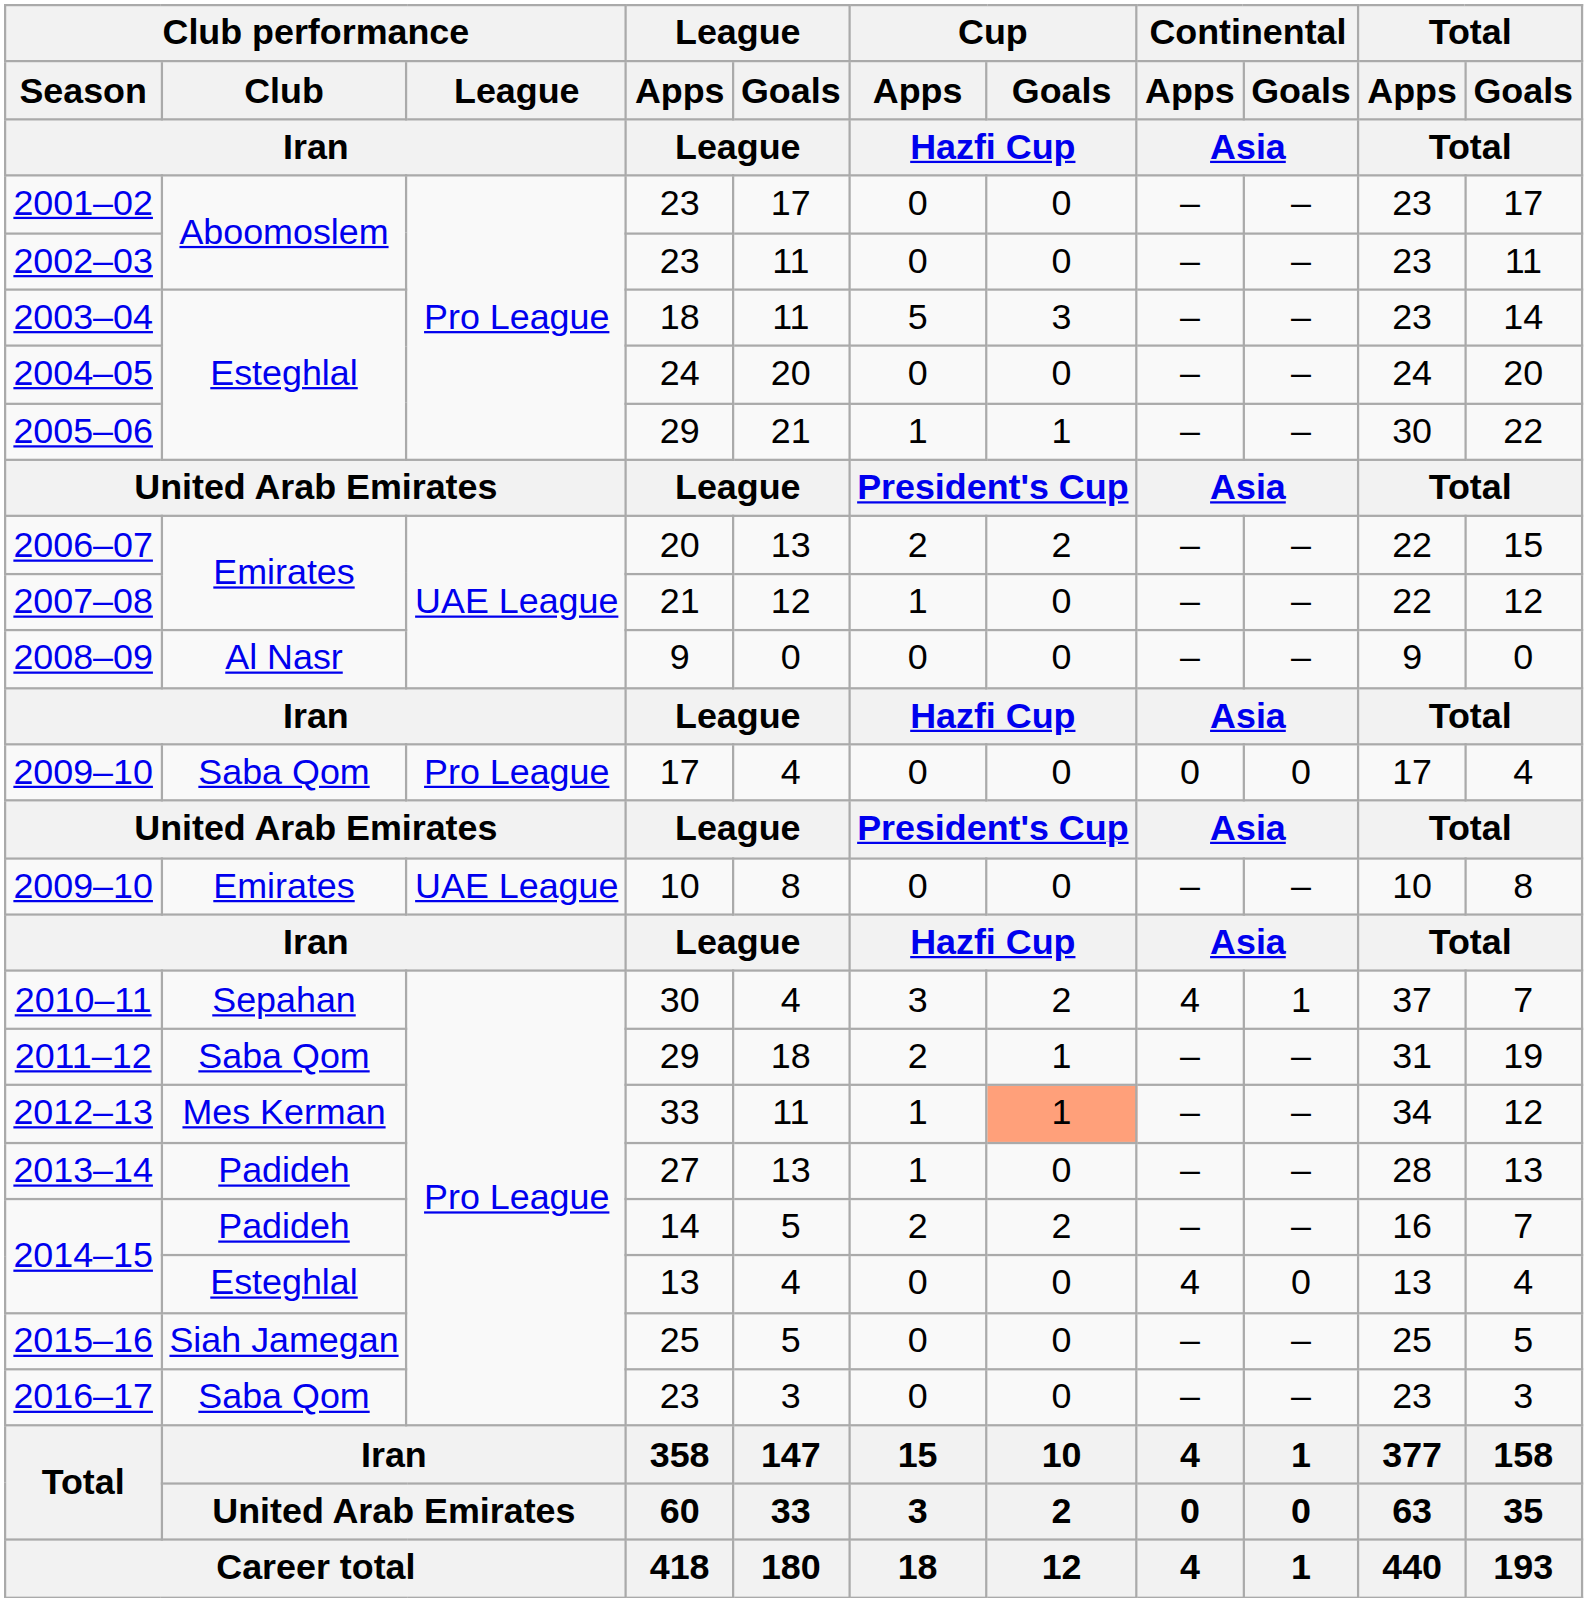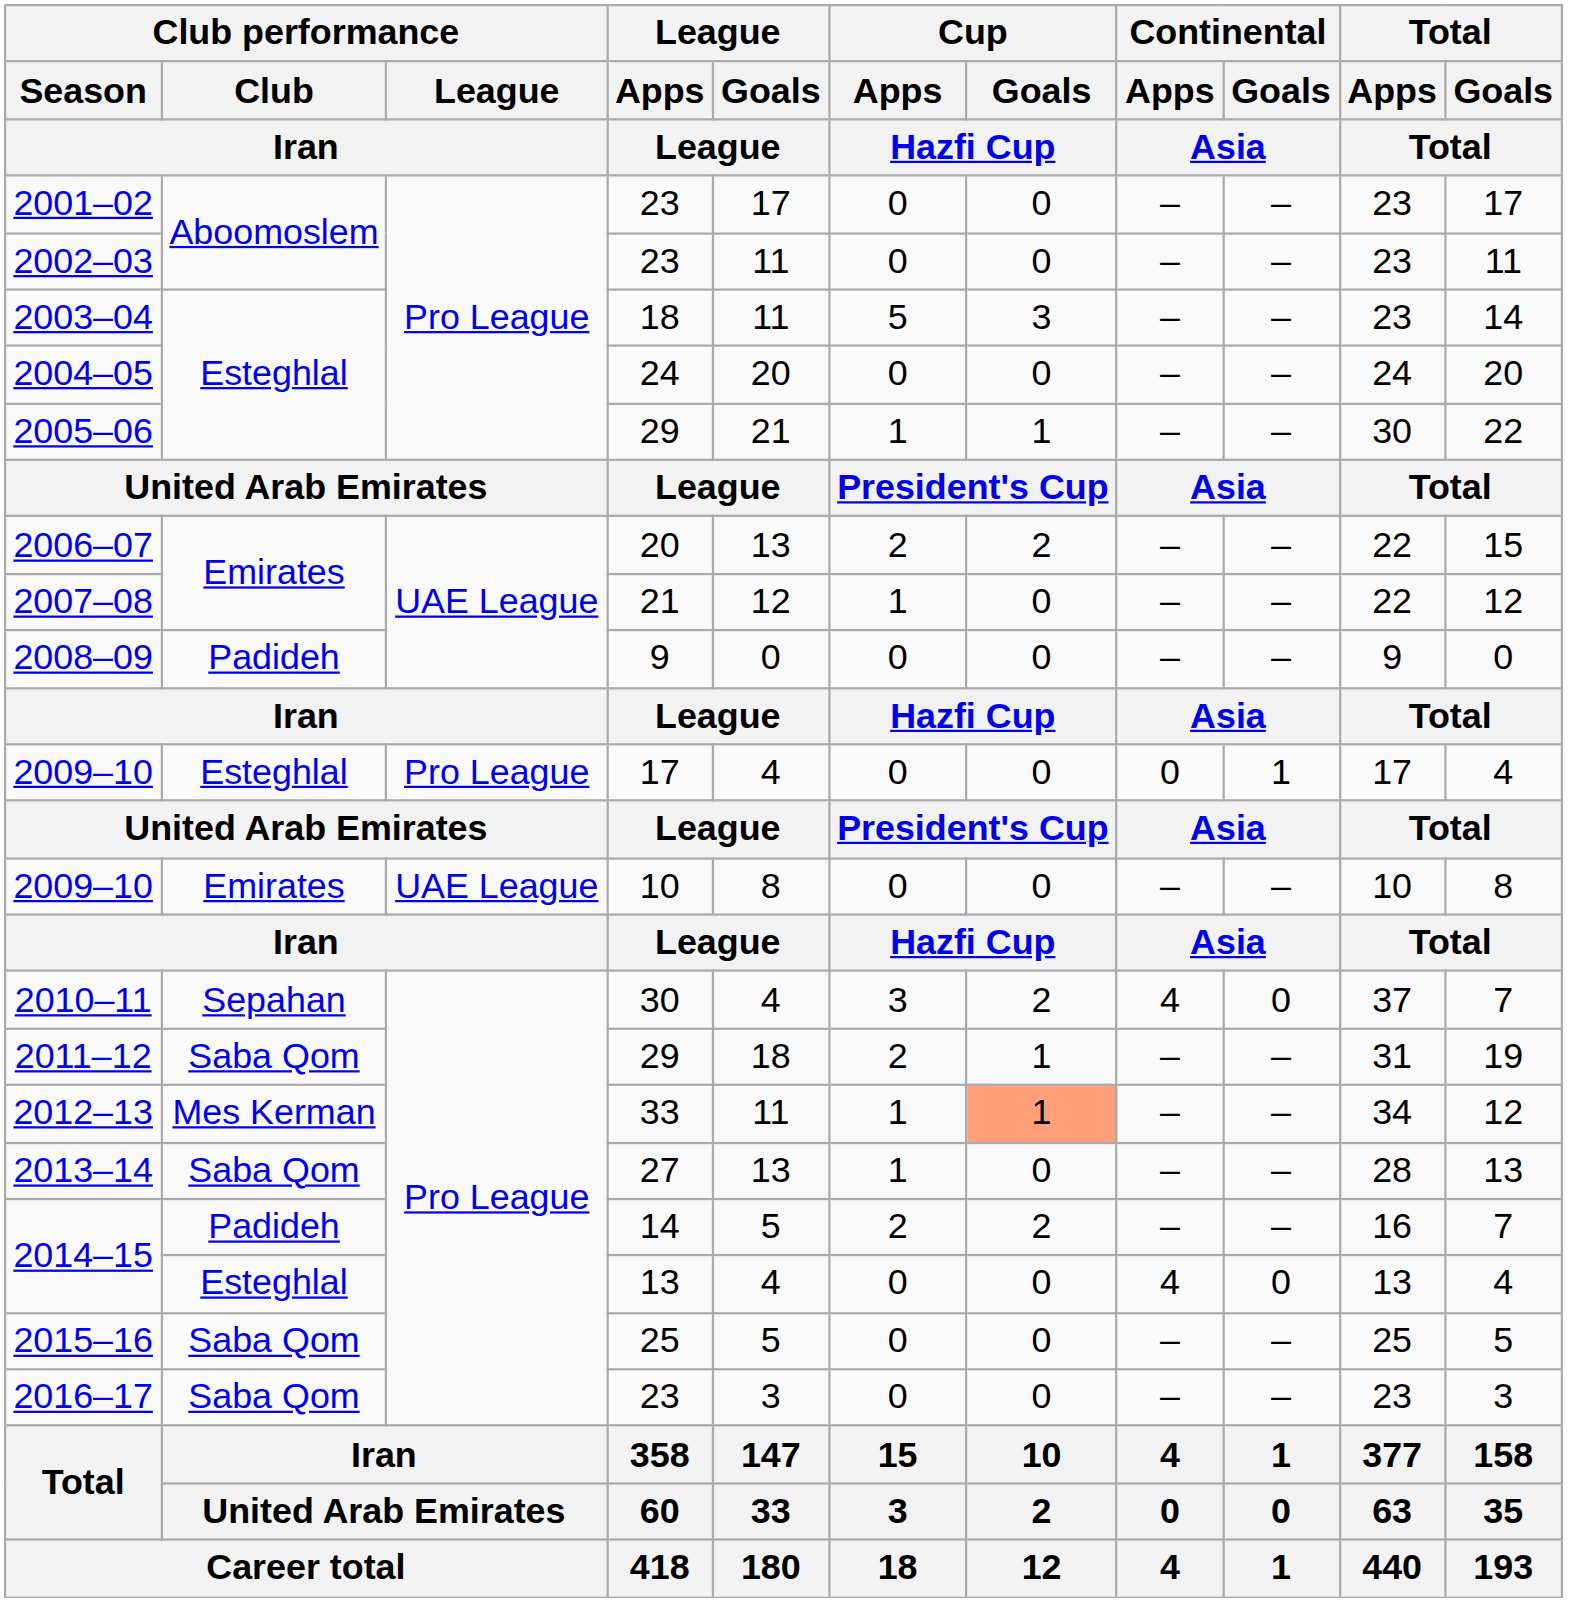(284, 658) Al Nasr -> (274, 658) Padideh
(284, 771) Saba Qom -> (274, 771) Esteghlal
(1301, 771) 0 -> (1281, 771) 1
(1301, 999) 1 -> (1281, 999) 0
(284, 1169) Padideh -> (274, 1169) Saba Qom
(284, 1340) Siah Jamegan -> (274, 1340) Saba Qom
